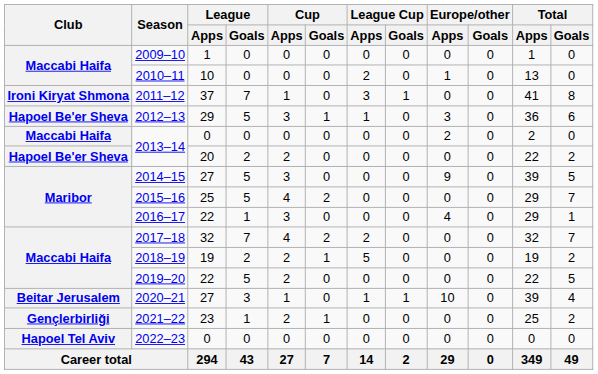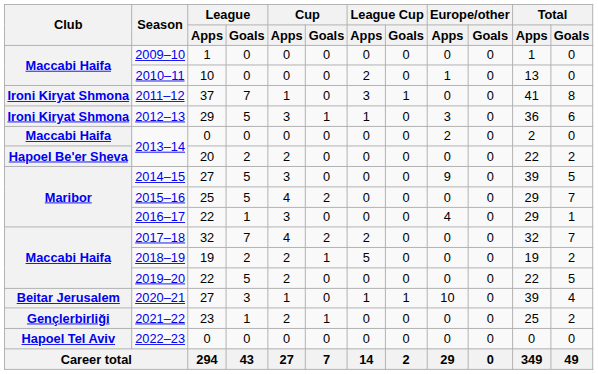(68, 116) Hapoel Be'er Sheva -> (68, 116) Ironi Kiryat Shmona
